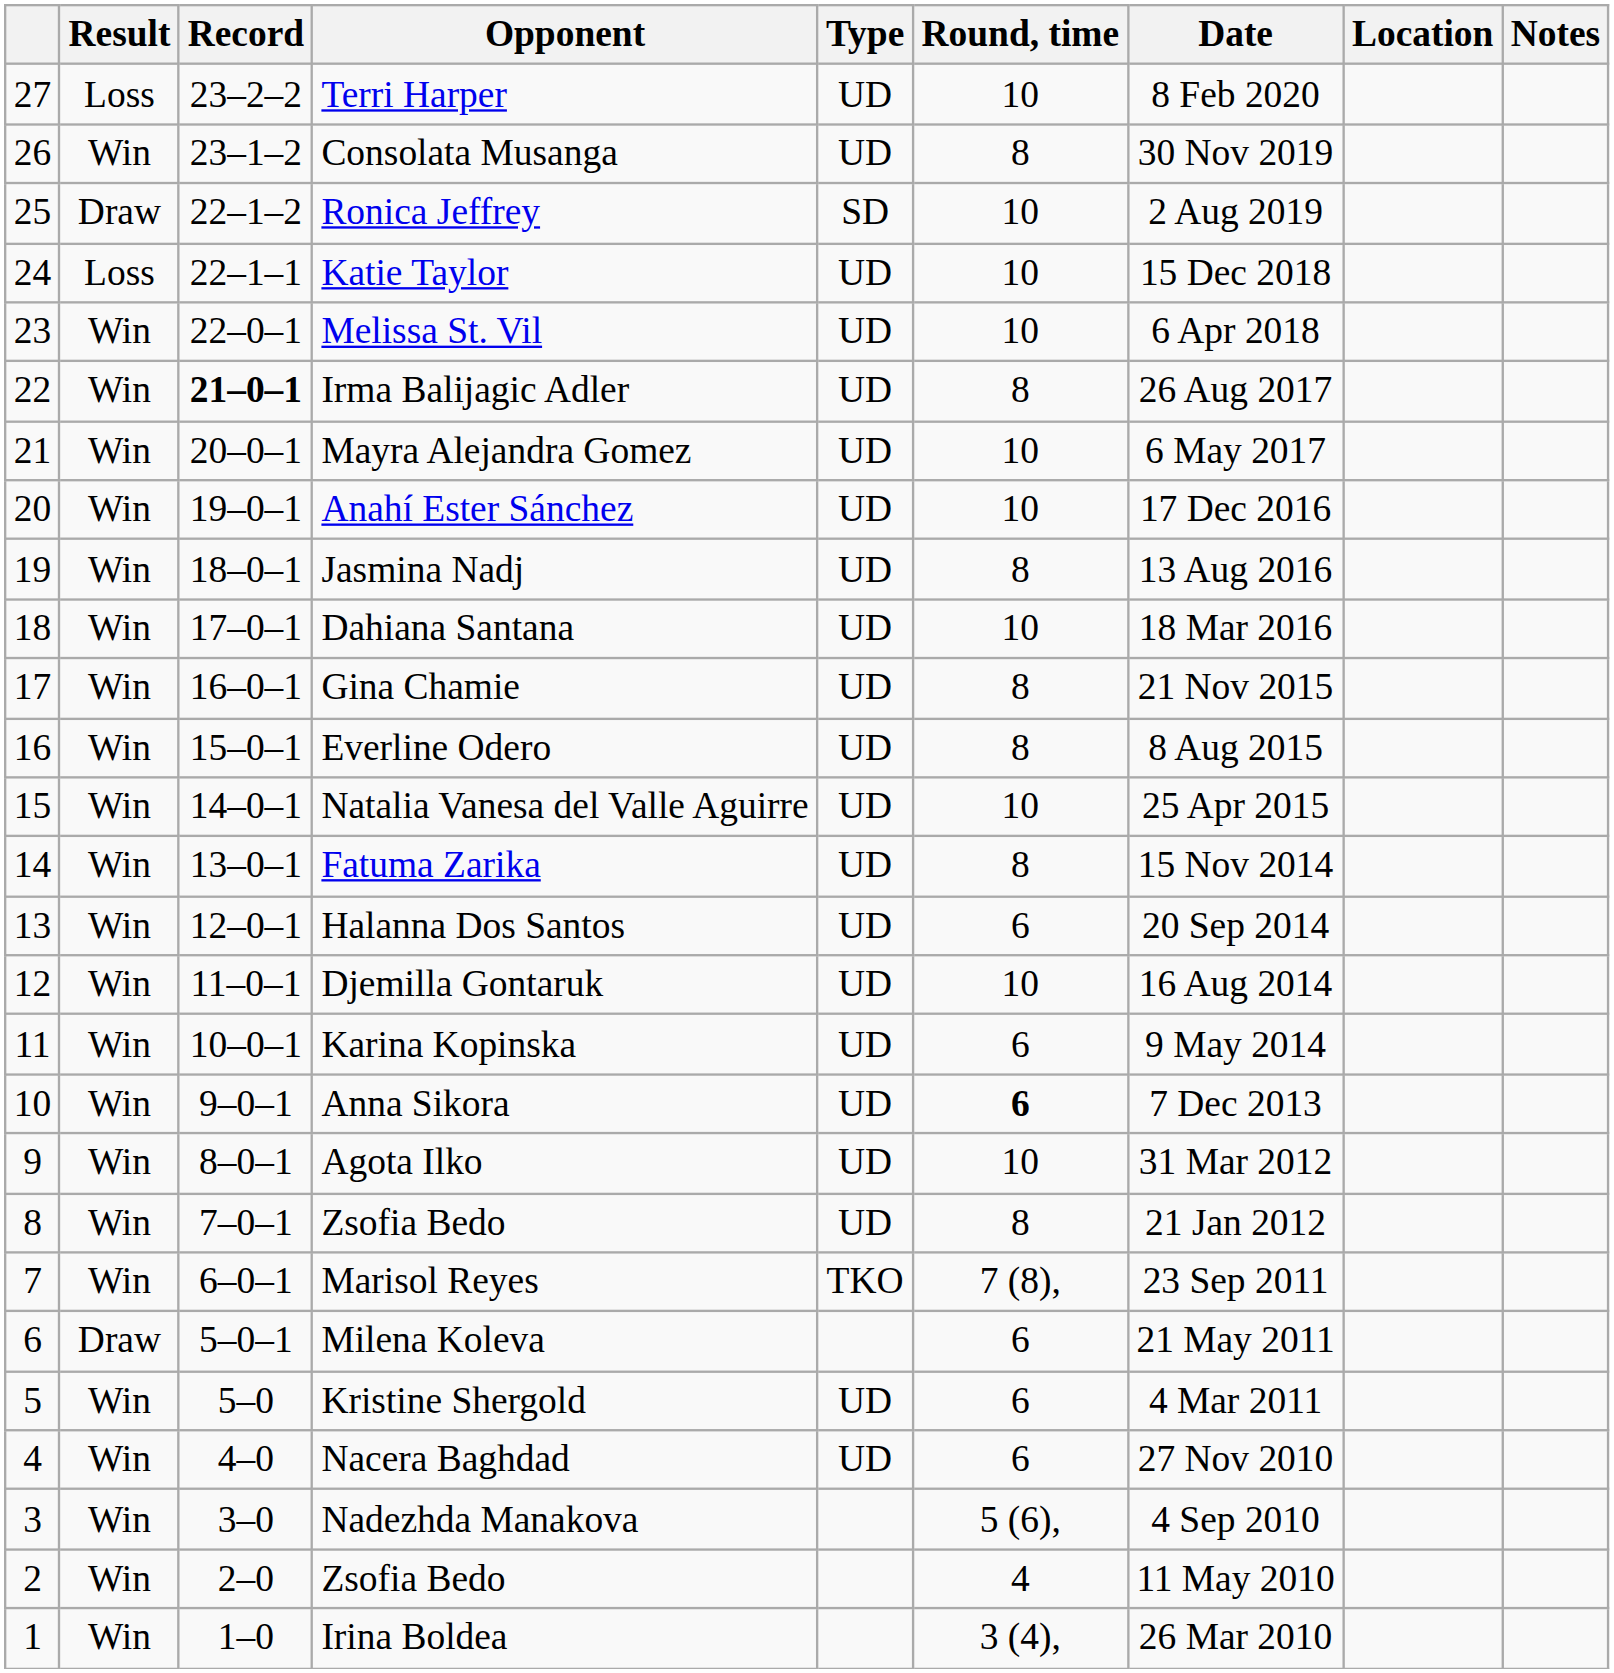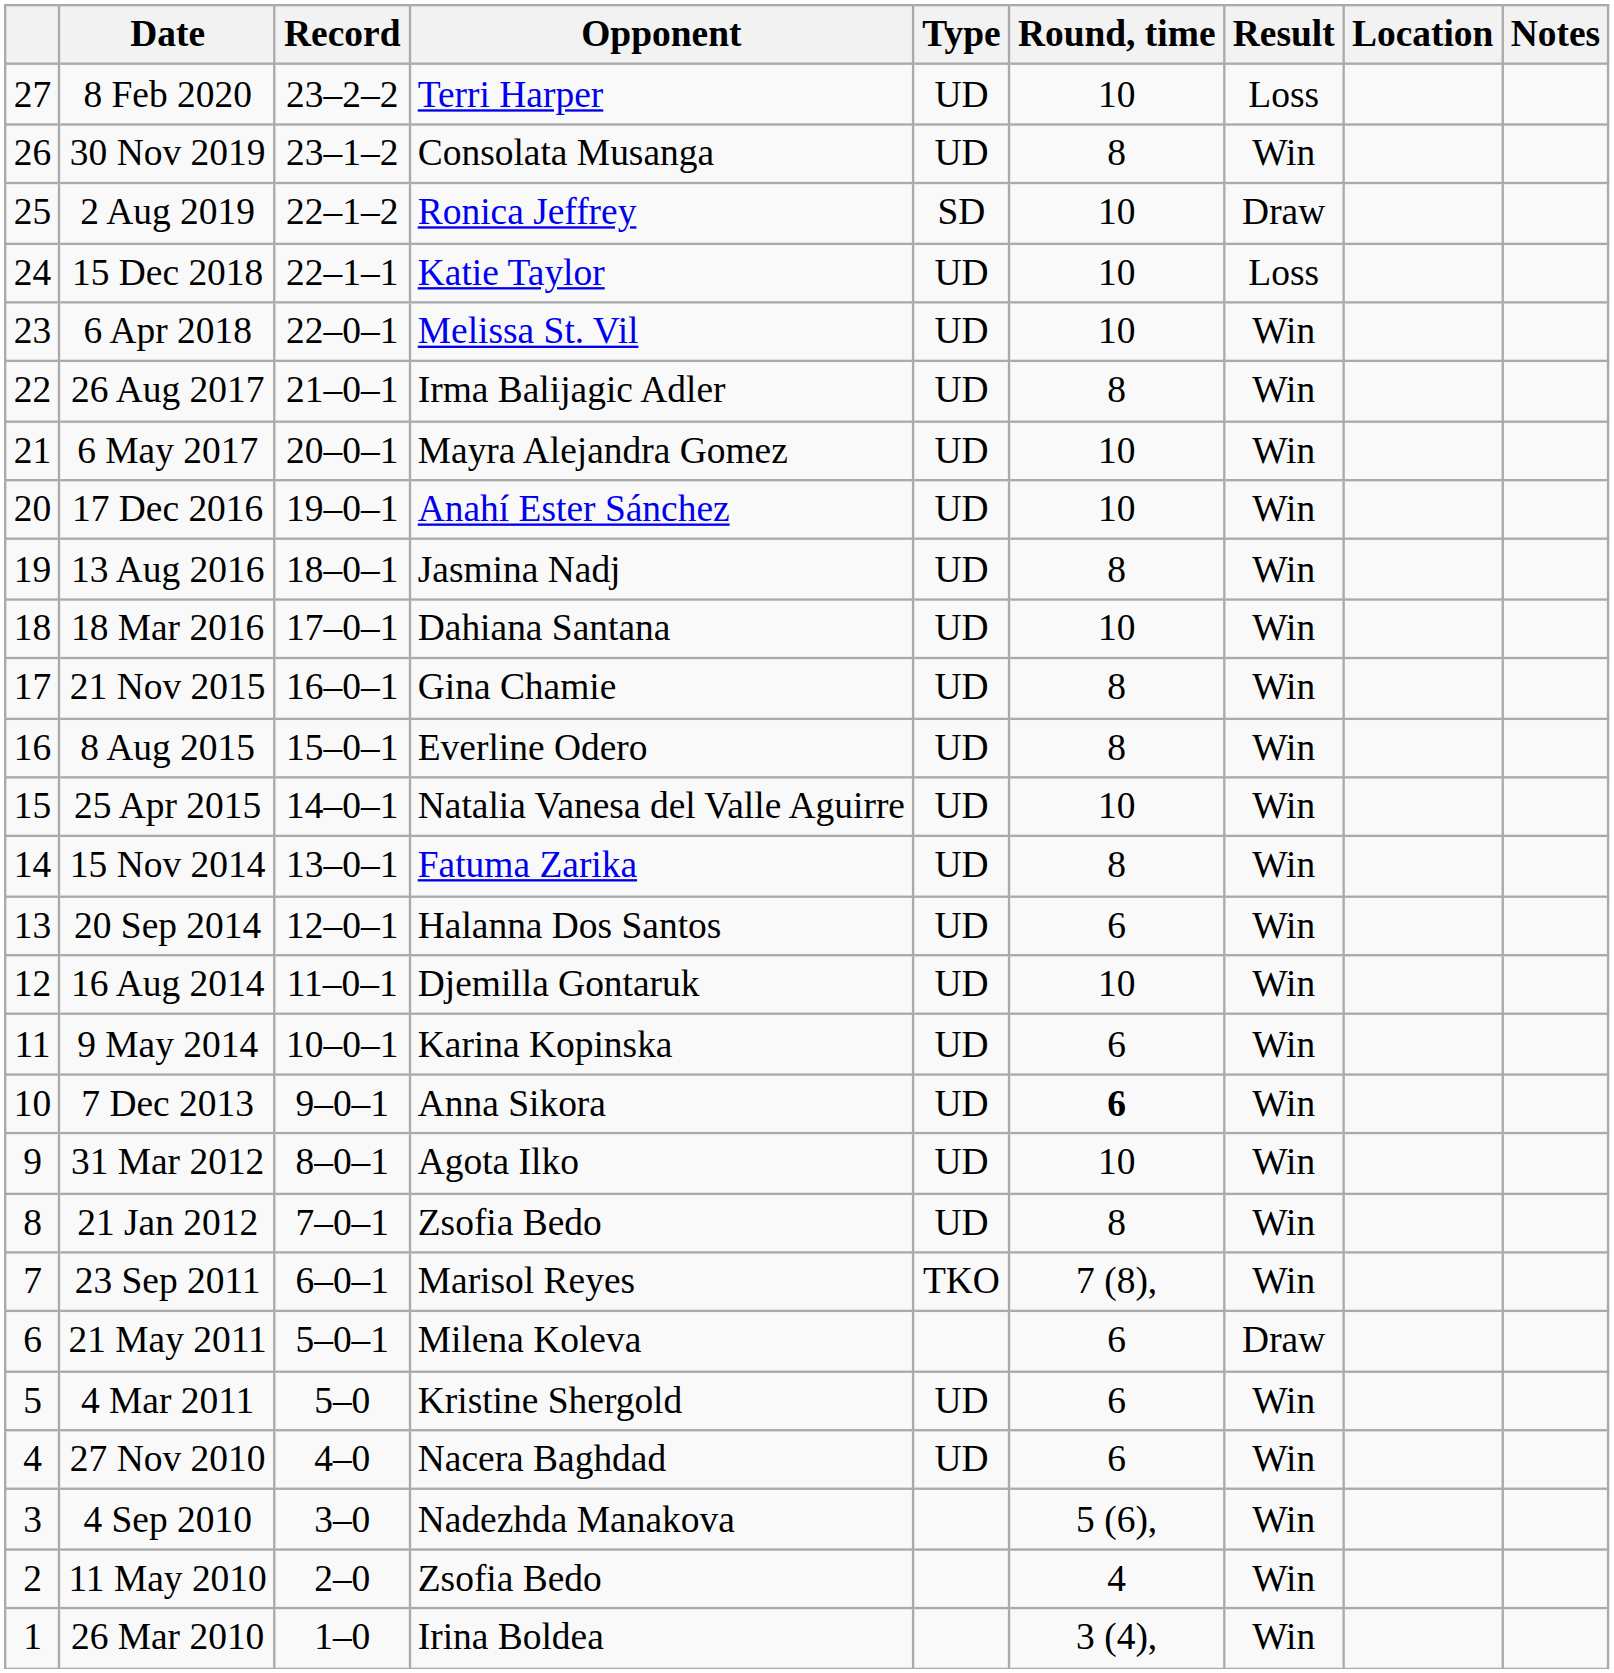columns swapped: (119, 34) <-> (1236, 34)
(246, 390) bold -> (342, 390) normal
